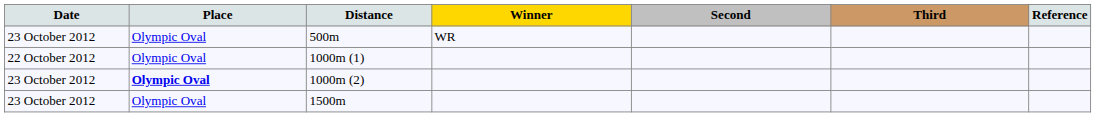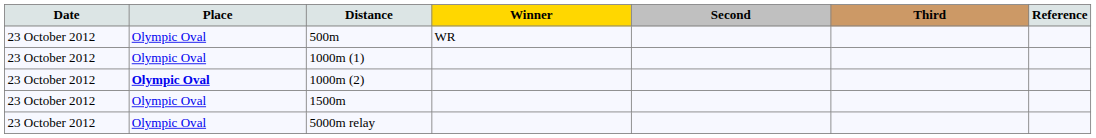(51, 58) 22 October 2012 -> (51, 58) 23 October 2012
+ row: (342, 122)
